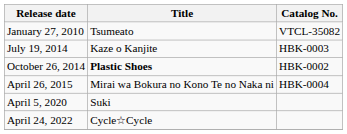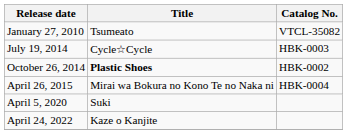(124, 48) Kaze o Kanjite -> (121, 49) Cycle☆Cycle
(121, 120) Cycle☆Cycle -> (124, 120) Kaze o Kanjite
